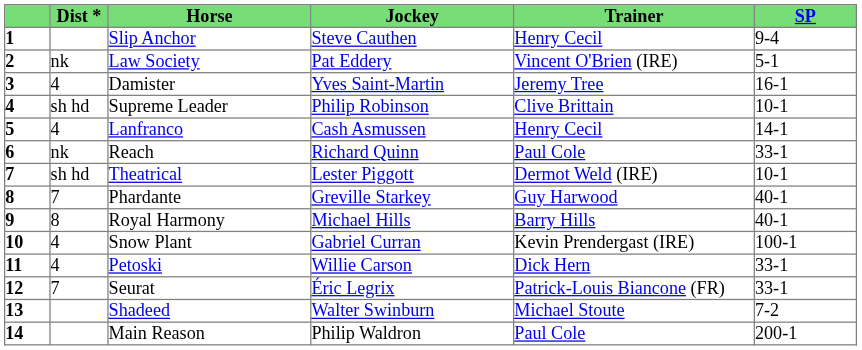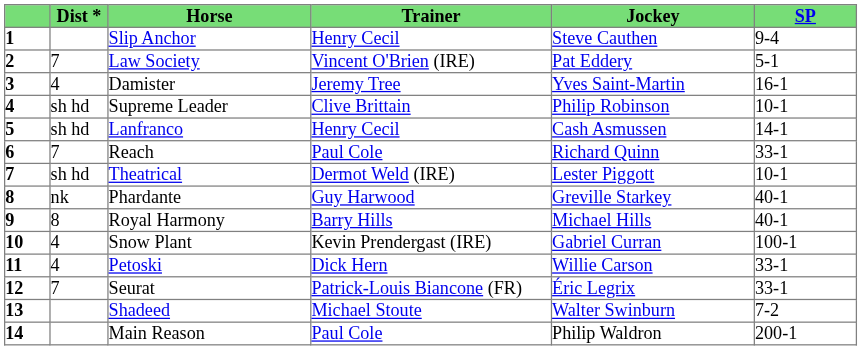columns swapped: (412, 15) <-> (634, 15)
(60, 61) nk -> (55, 61) 7
(55, 129) 4 -> (70, 129) sh hd
(60, 151) nk -> (55, 151) 7
(55, 197) 7 -> (60, 197) nk
